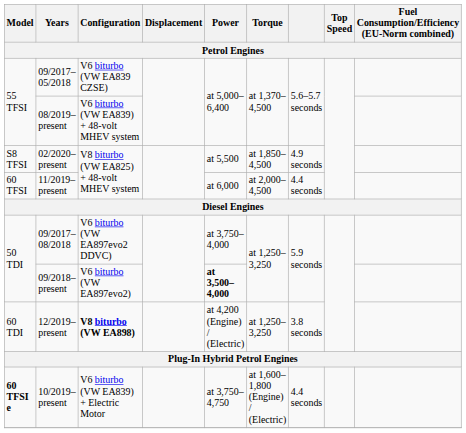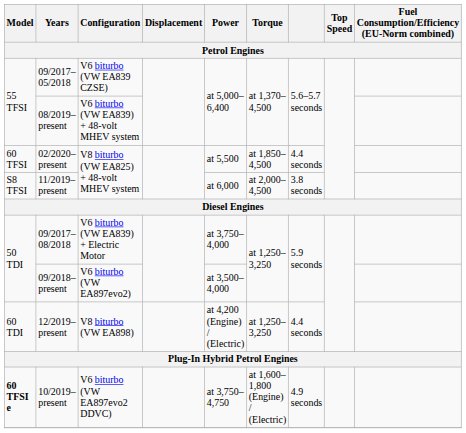(17, 158) S8 TFSI -> (17, 158) 60 TFSI
(307, 158) 4.9 seconds -> (307, 158) 4.4 seconds
(17, 185) 60 TFSI -> (17, 185) S8 TFSI
(307, 185) 4.4 seconds -> (307, 185) 3.8 seconds
(104, 239) V6 biturbo (VW EA897evo2 DDVC) -> (107, 239) V6 biturbo (VW EA839) + Electric Motor
(220, 283) bold -> (225, 283) normal
(108, 326) bold -> (107, 326) normal
(307, 326) 3.8 seconds -> (307, 326) 4.4 seconds
(107, 397) V6 biturbo (VW EA839) + Electric Motor -> (104, 397) V6 biturbo (VW EA897evo2 DDVC)
(307, 397) 4.4 seconds -> (307, 397) 4.9 seconds
